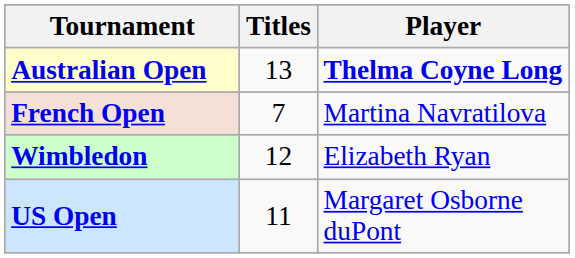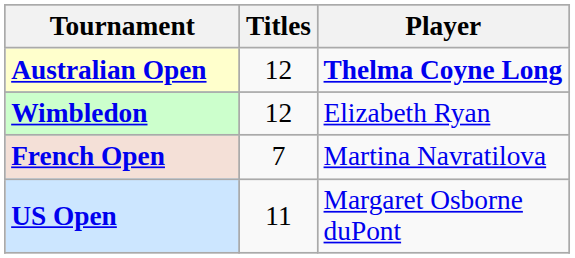(279, 69) 13 -> (279, 69) 12
rows swapped: (88, 112) <-> (79, 156)
